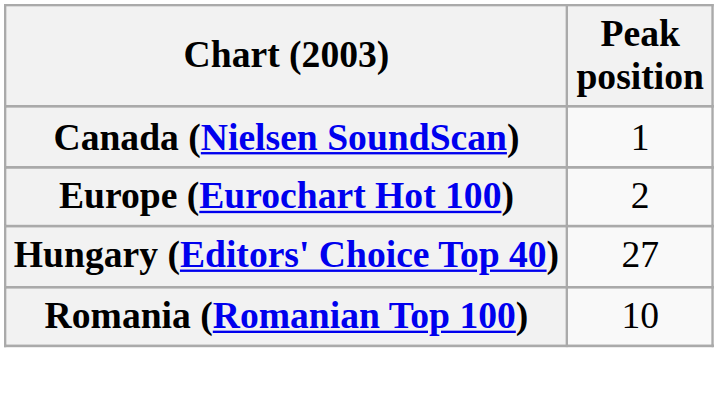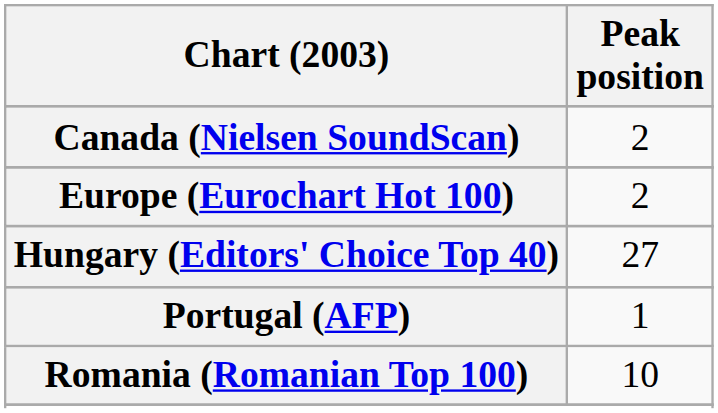(640, 136) 1 -> (640, 136) 2
+ row: (286, 315)
